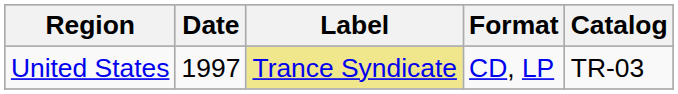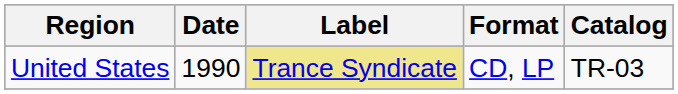(211, 67) 1997 -> (211, 67) 1990
